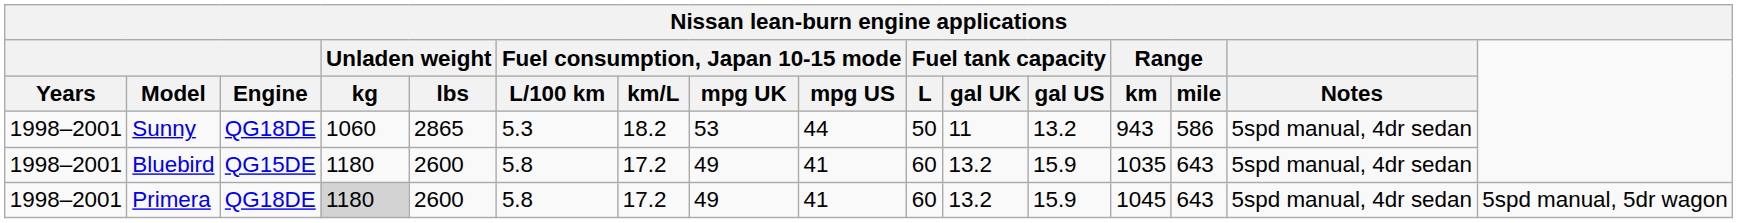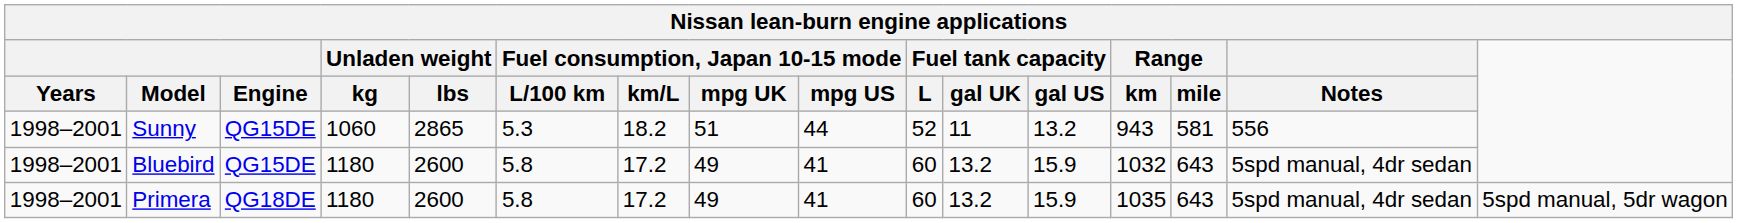(270, 128) QG18DE -> (270, 128) QG15DE
(707, 128) 53 -> (707, 128) 51
(924, 128) 50 -> (924, 128) 52
(1195, 128) 586 -> (1195, 128) 581
(1352, 128) 5spd manual, 4dr sedan -> (1250, 128) 556
(1141, 164) 1035 -> (1141, 164) 1032
(350, 199) lightgrey background -> (350, 199) no background
(1141, 199) 1045 -> (1141, 199) 1035
